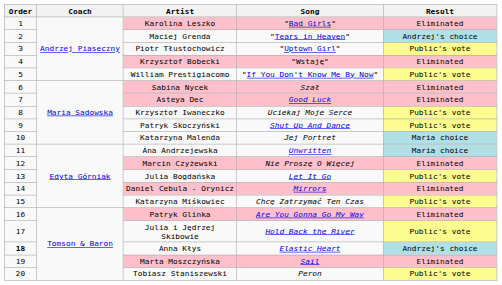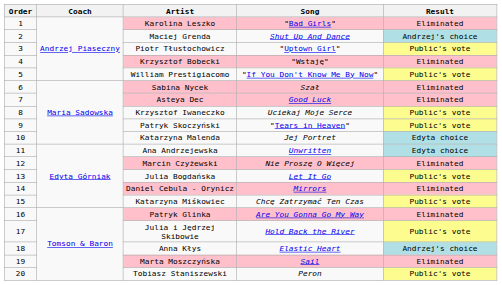(310, 36) "Tears in Heaven" -> (310, 36) Shut Up And Dance
(310, 125) Shut Up And Dance -> (310, 125) "Tears in Heaven"
(440, 138) Maria choice -> (440, 138) Edyta choice
(440, 150) Maria choice -> (440, 150) Edyta choice
(21, 248) bold -> (21, 248) normal
